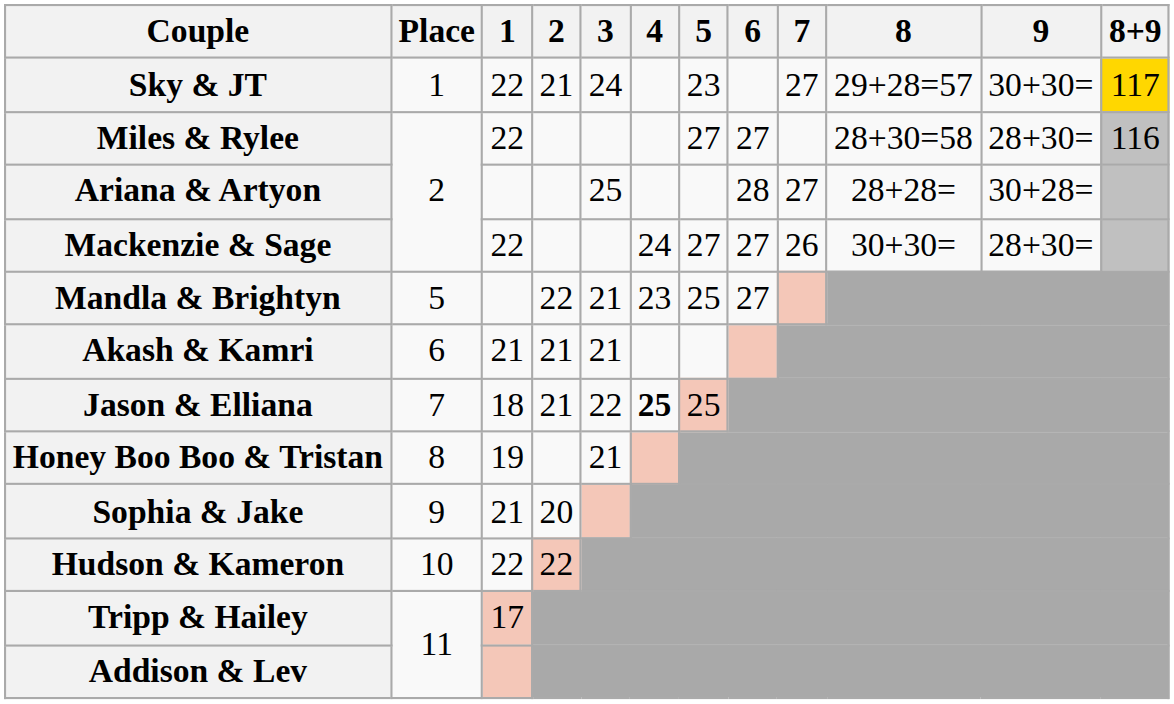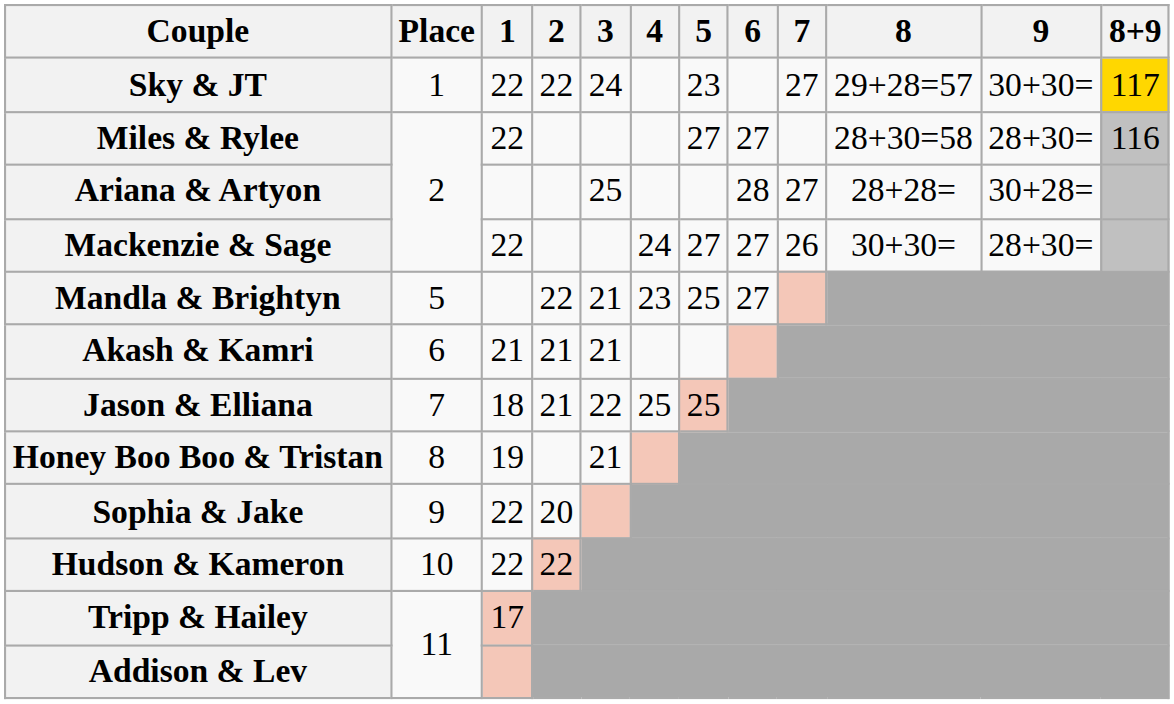(556, 84) 21 -> (556, 84) 22
(655, 404) bold -> (655, 404) normal
(507, 510) 21 -> (507, 510) 22
